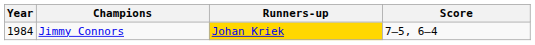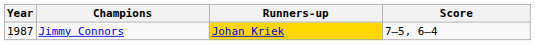(20, 31) 1984 -> (20, 31) 1987
